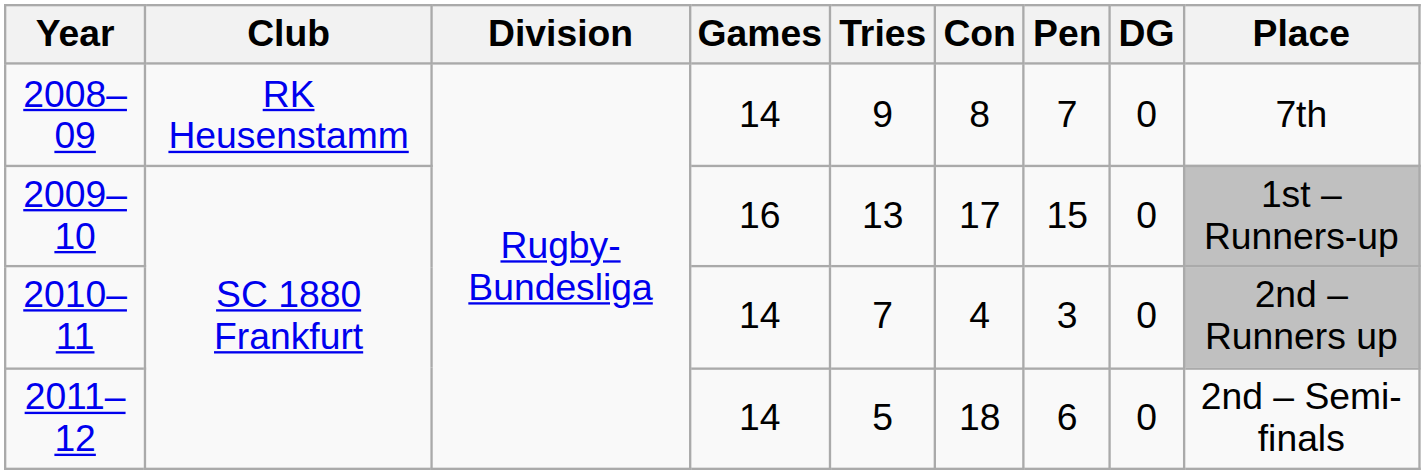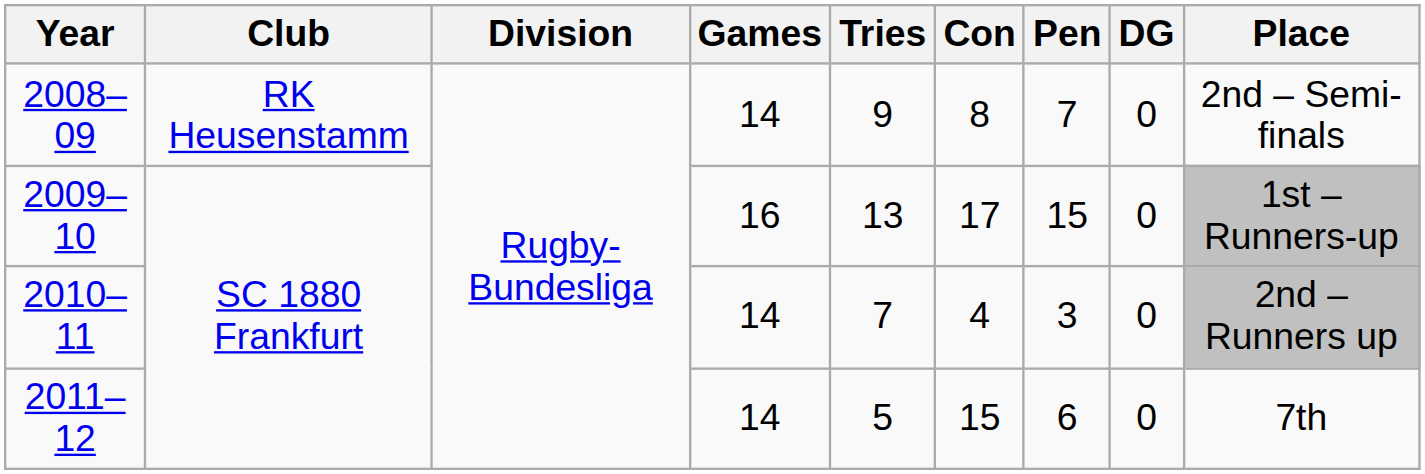(1301, 114) 7th -> (1301, 114) 2nd – Semi-finals
(980, 417) 18 -> (980, 417) 15
(1301, 417) 2nd – Semi-finals -> (1301, 417) 7th
